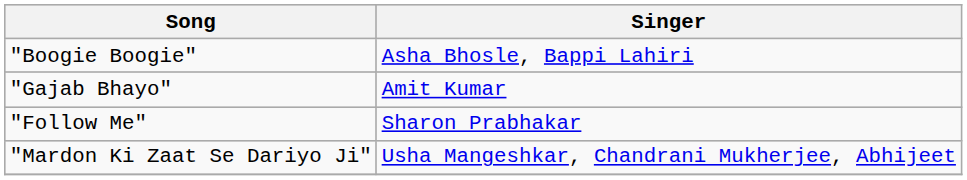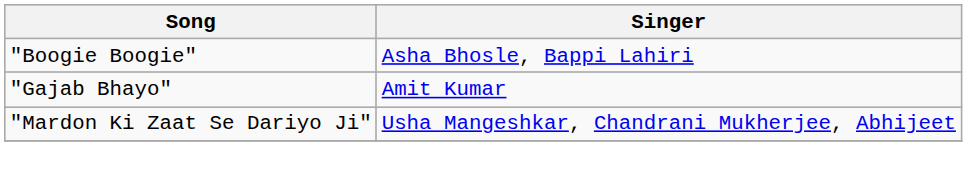- row: (78, 123)
